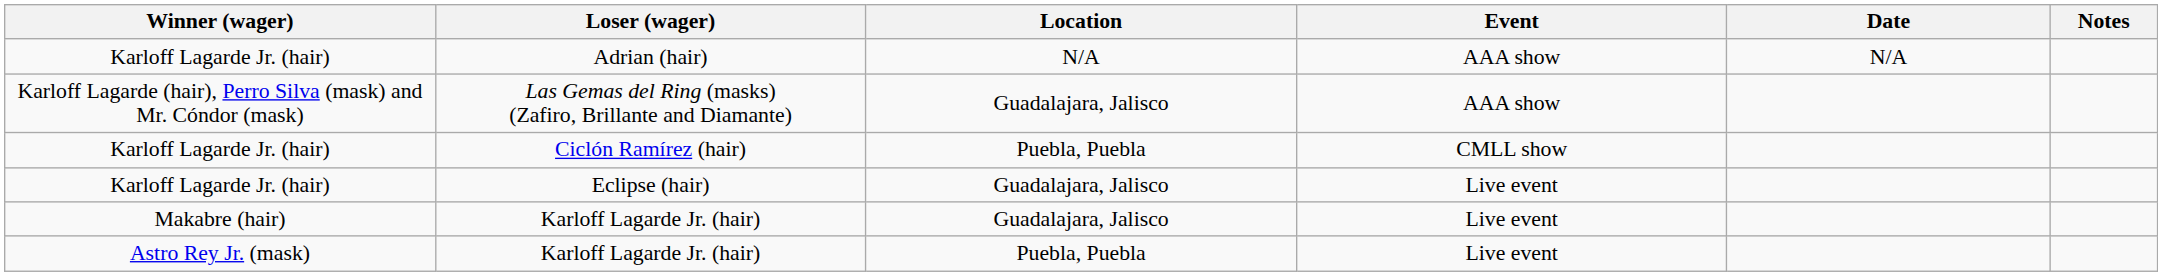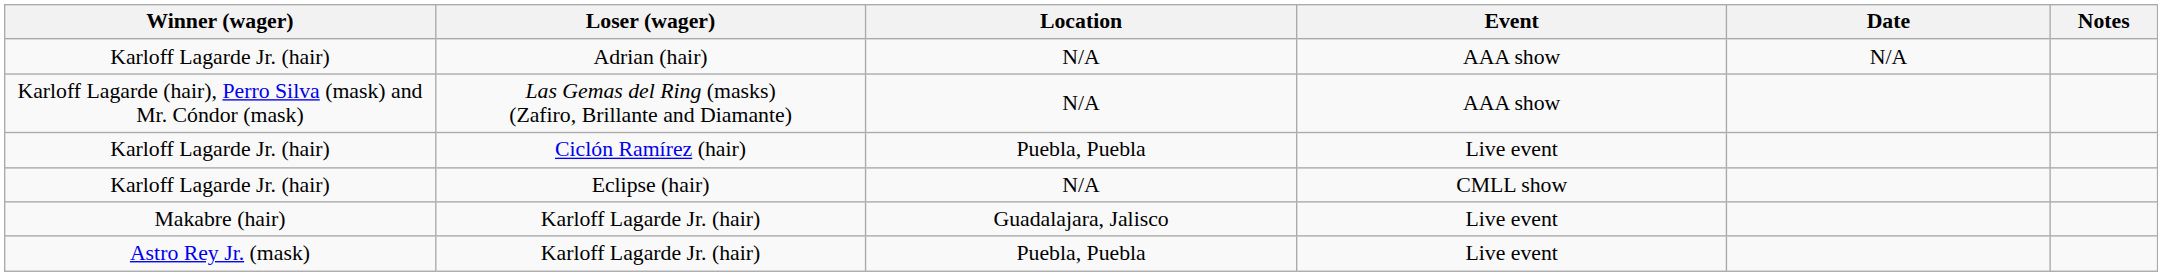(1081, 103) Guadalajara, Jalisco -> (1081, 103) N/A
(1512, 149) CMLL show -> (1512, 149) Live event
(1081, 184) Guadalajara, Jalisco -> (1081, 184) N/A
(1512, 184) Live event -> (1512, 184) CMLL show
